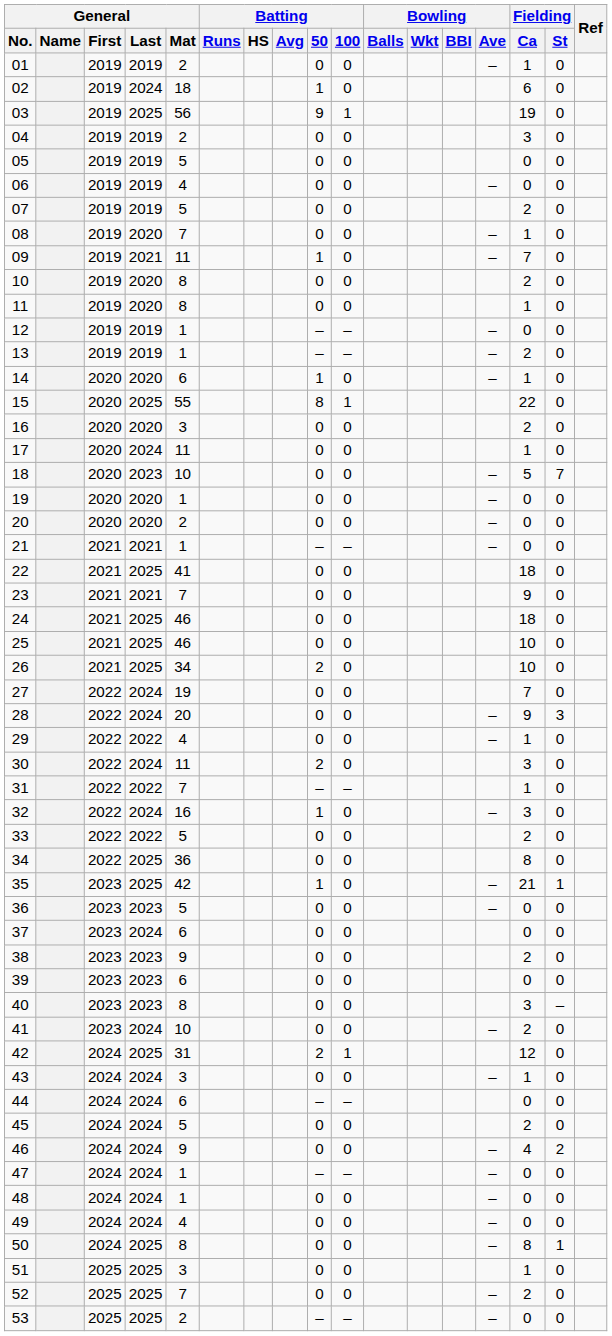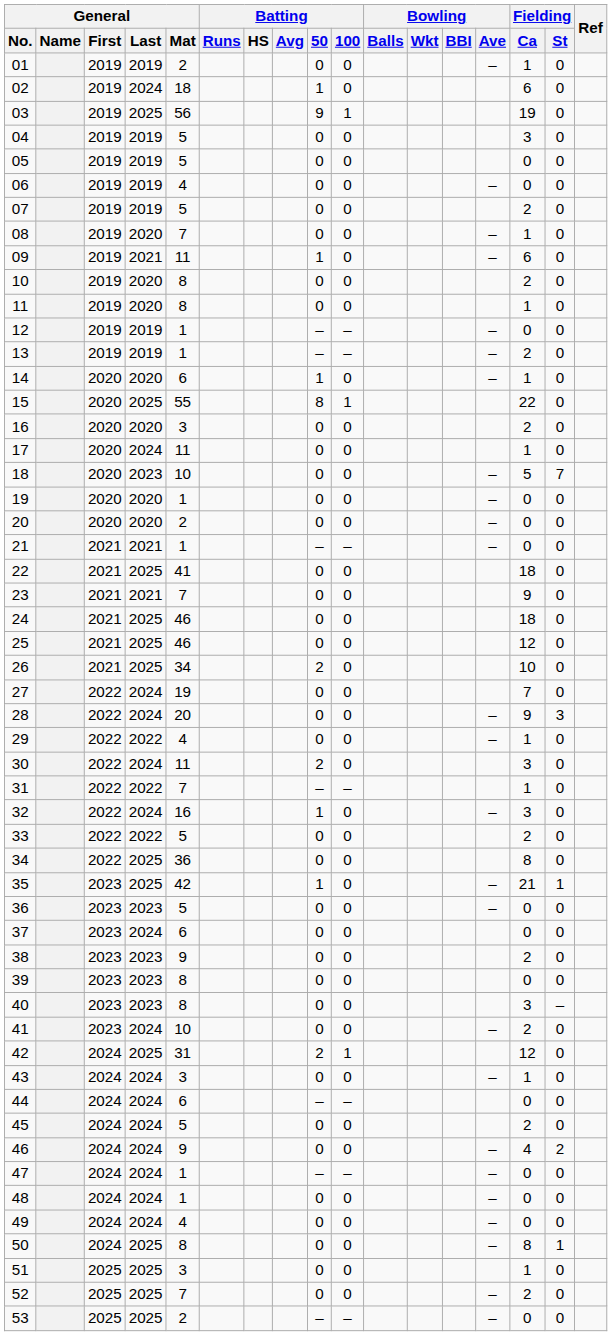(183, 137) 2 -> (183, 137) 5
(527, 257) 7 -> (527, 257) 6
(527, 643) 10 -> (527, 643) 12
(183, 980) 6 -> (183, 980) 8
